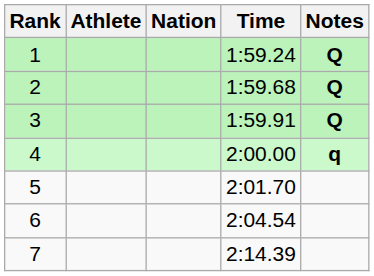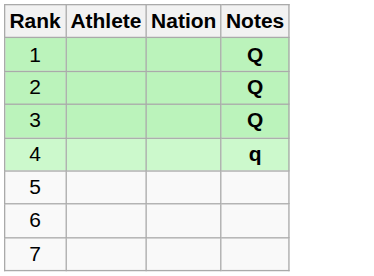- column: (261, 21)
